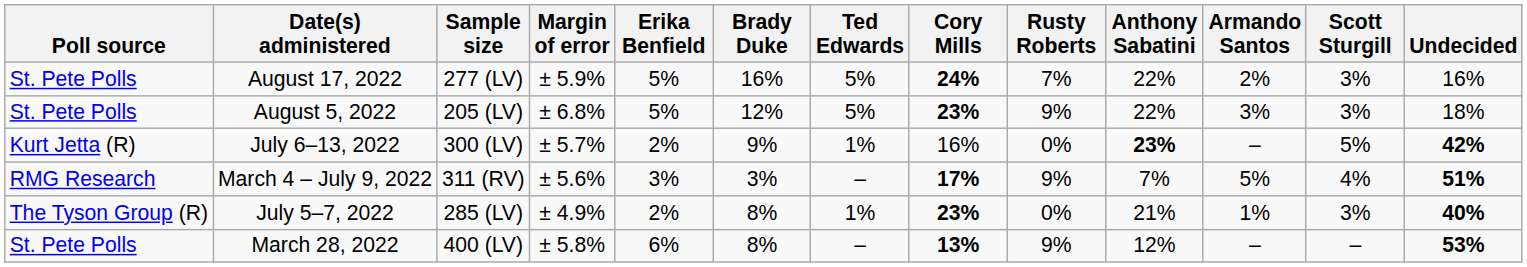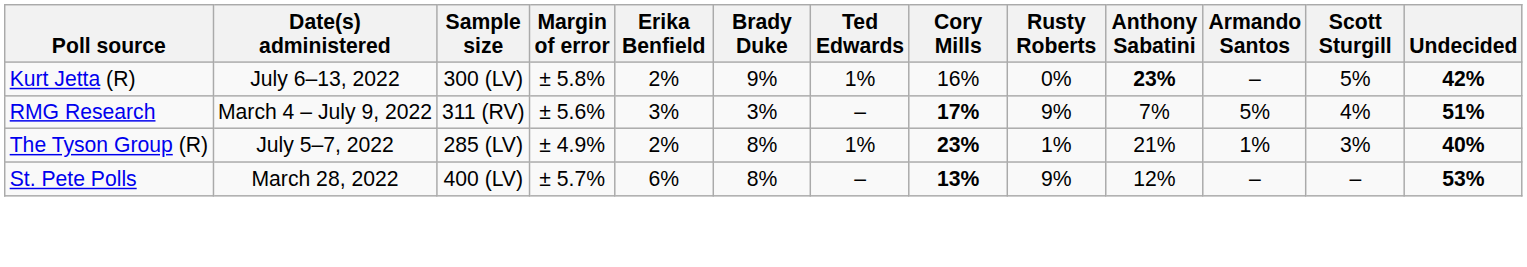- row: (325, 79)
- row: (325, 112)
(572, 146) ± 5.7% -> (572, 79) ± 5.8%
(1056, 213) 0% -> (1056, 146) 1%
(572, 246) ± 5.8% -> (572, 179) ± 5.7%
